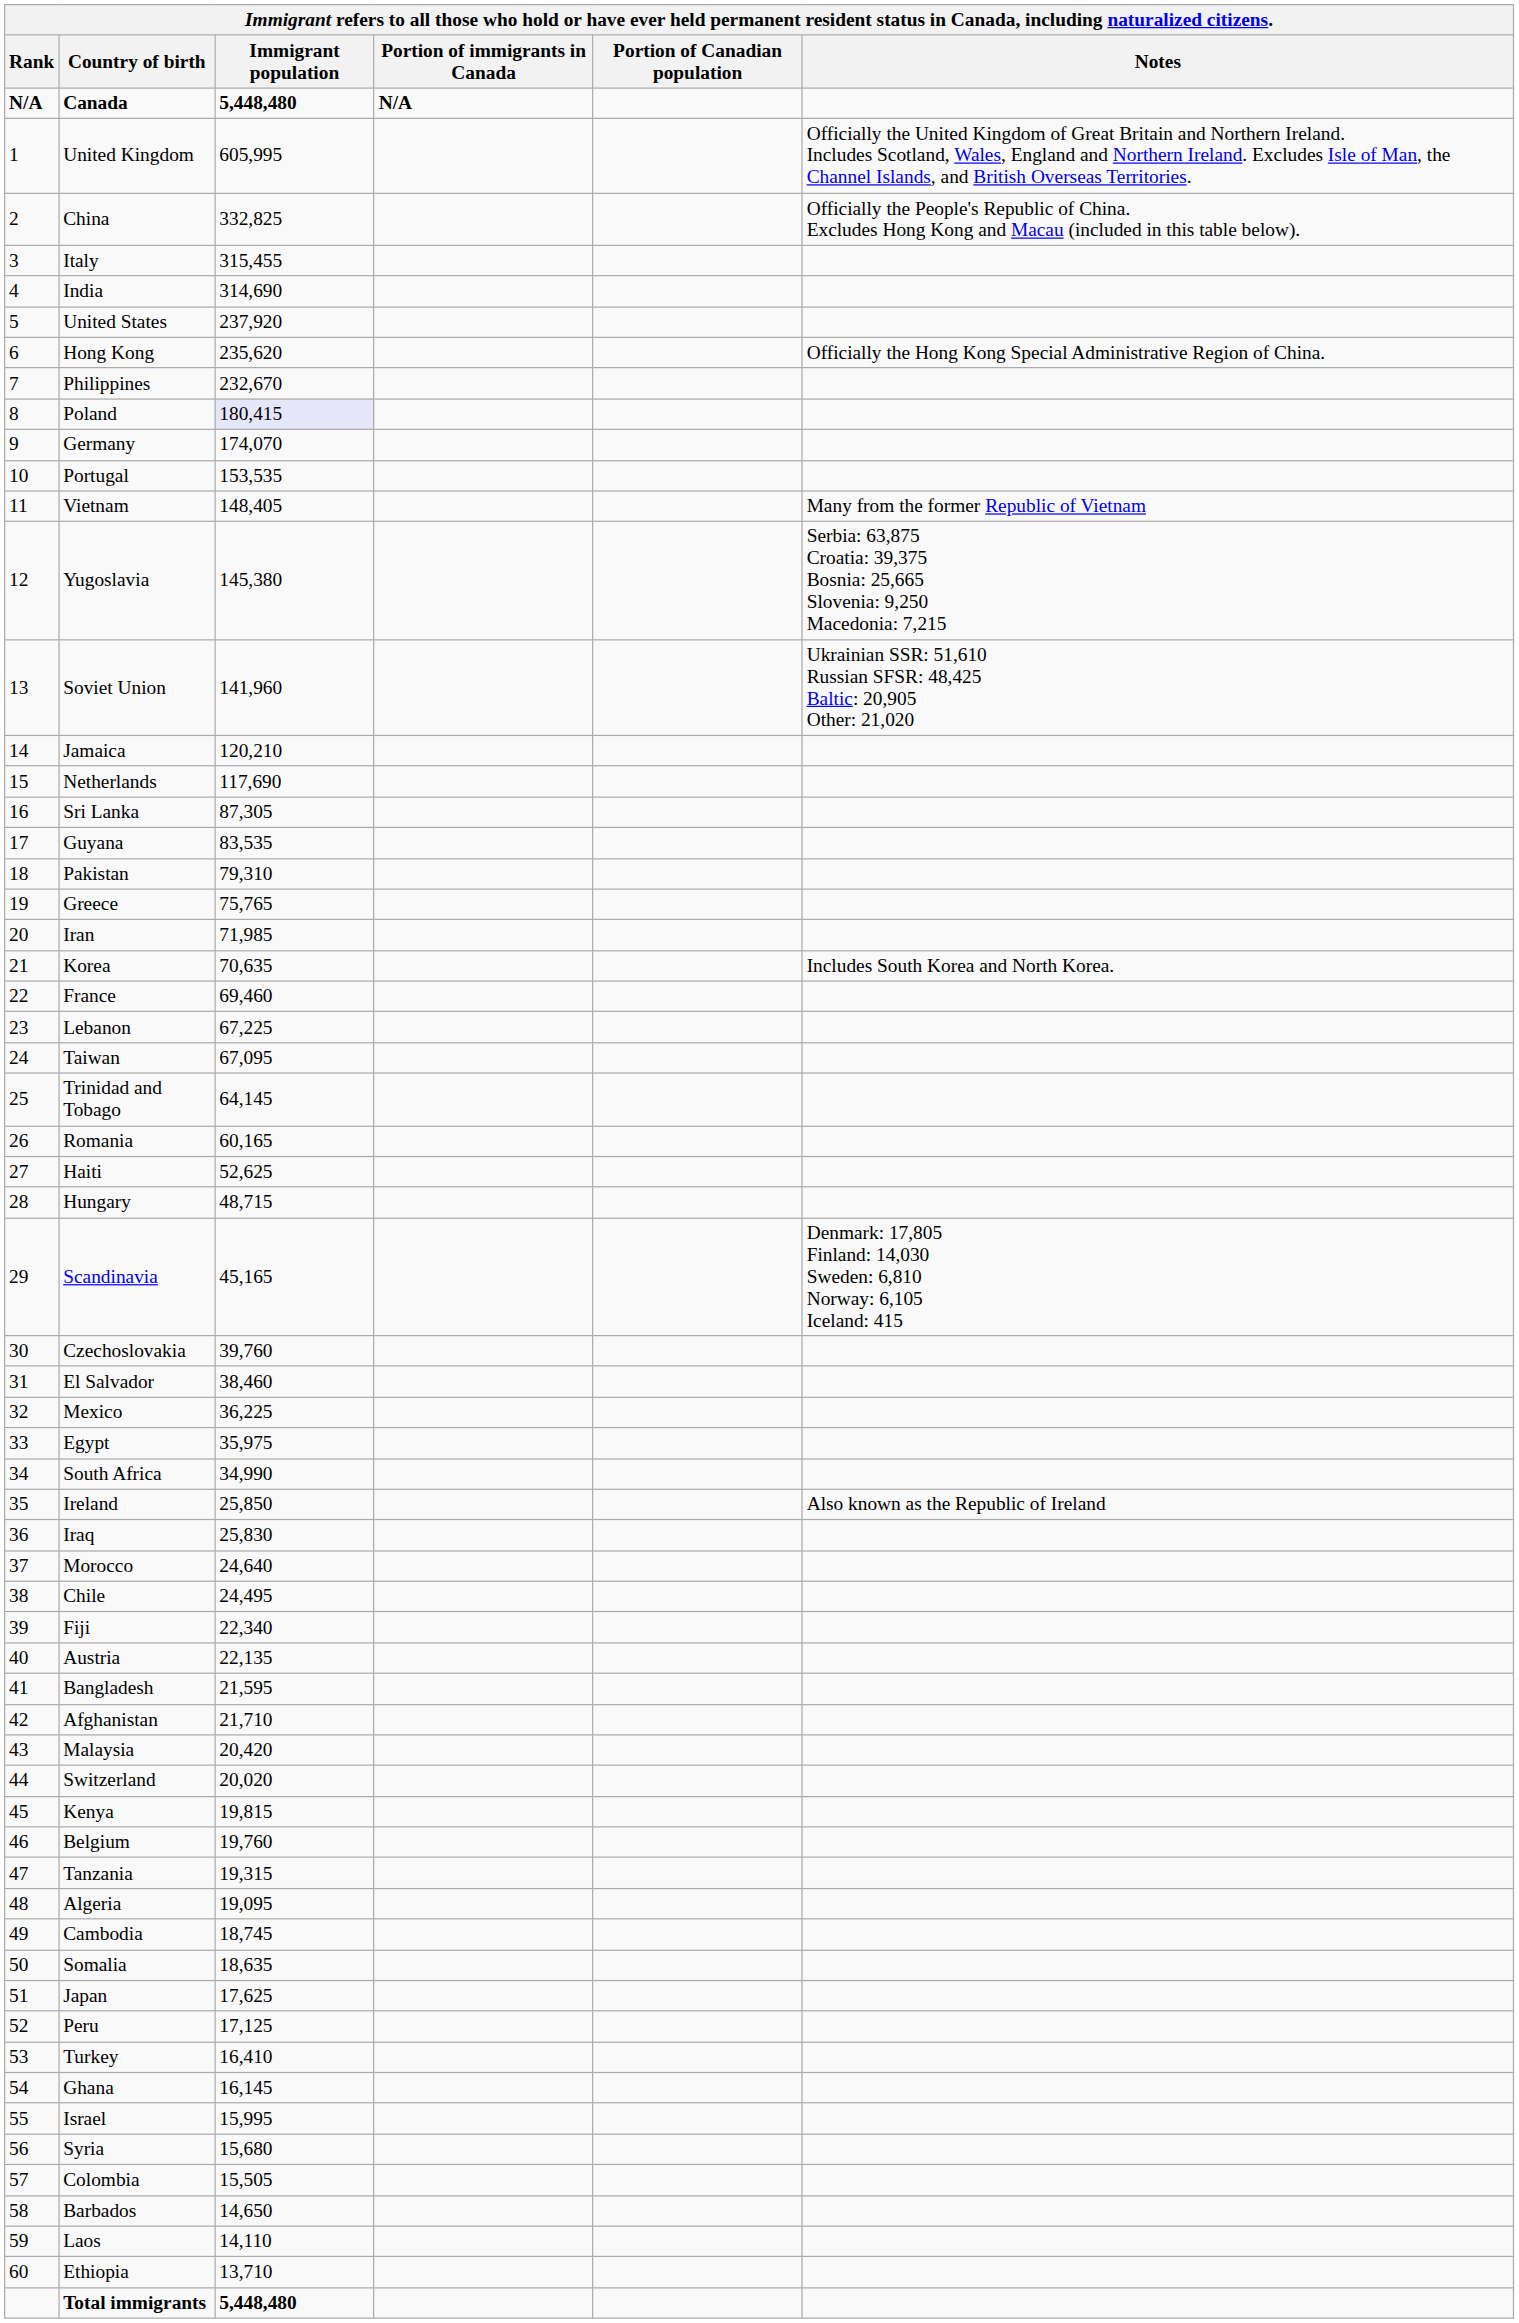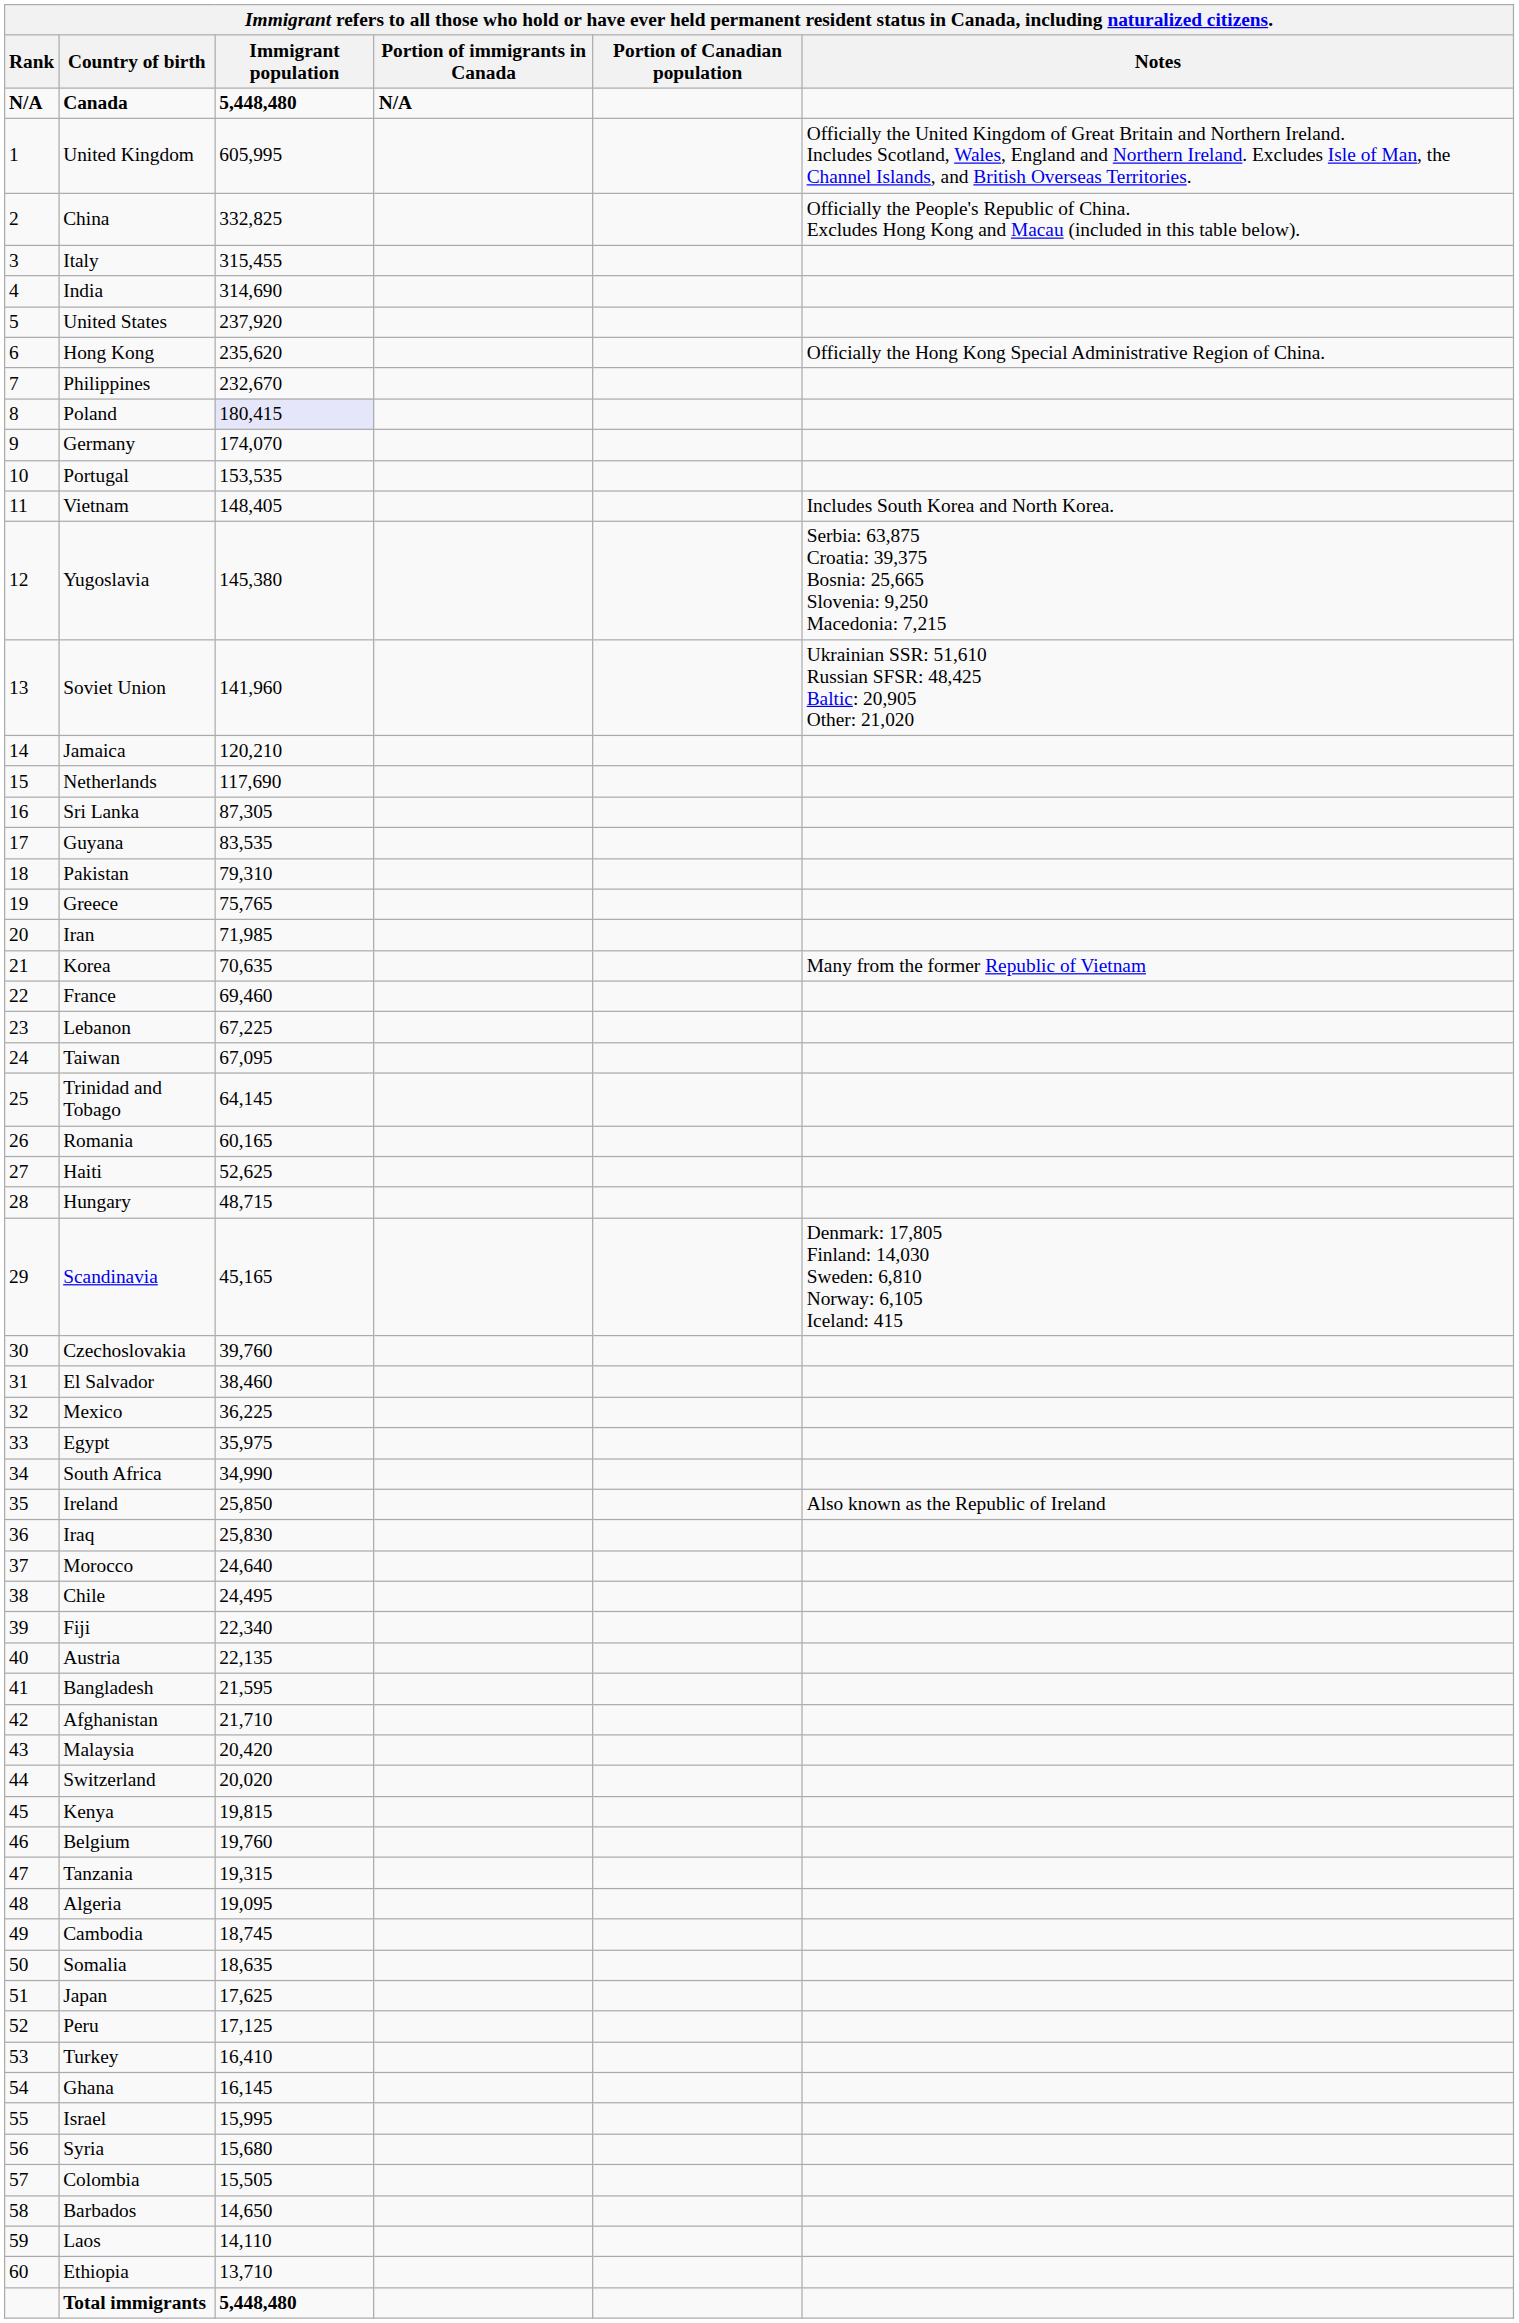(976, 506) Many from the former Republic of Vietnam -> (960, 506) Includes South Korea and North Korea.
(960, 965) Includes South Korea and North Korea. -> (976, 965) Many from the former Republic of Vietnam
